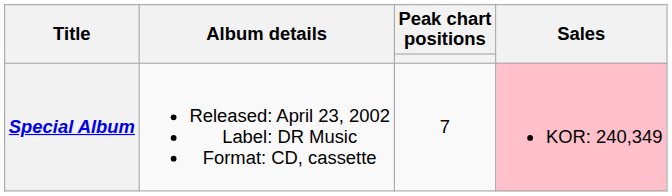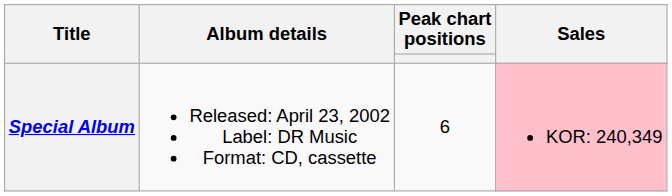(445, 126) 7 -> (445, 126) 6
